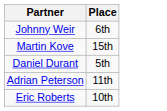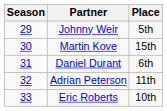+ column: (26, 13)
(103, 30) 6th -> (146, 30) 5th
(103, 64) 5th -> (146, 64) 6th
